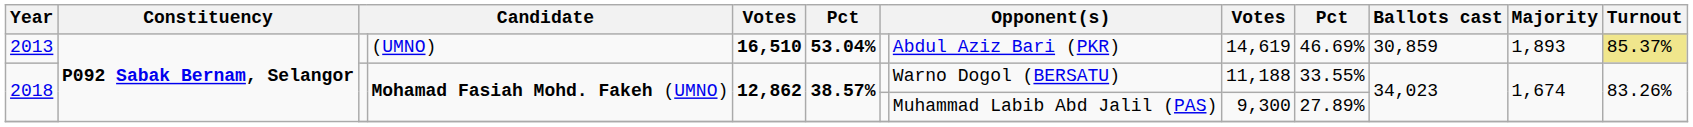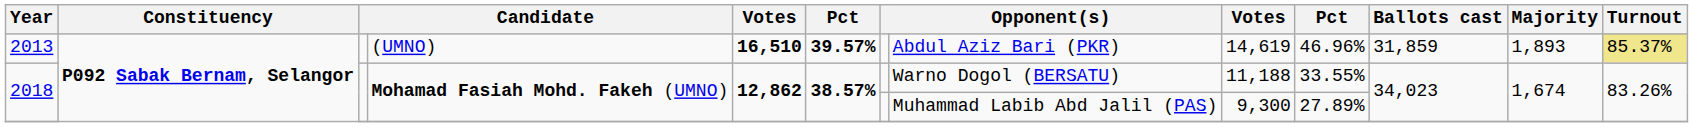(843, 48) 53.04% -> (843, 48) 39.57%
(1332, 48) 46.69% -> (1332, 48) 46.96%
(1406, 48) 30,859 -> (1406, 48) 31,859
